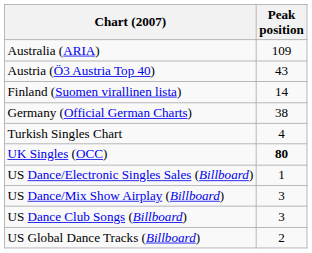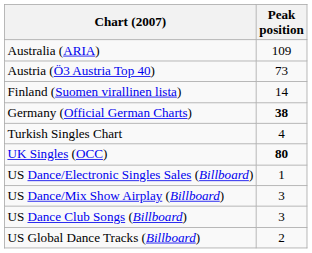(282, 71) 43 -> (282, 71) 73
(282, 112) normal -> (282, 112) bold
